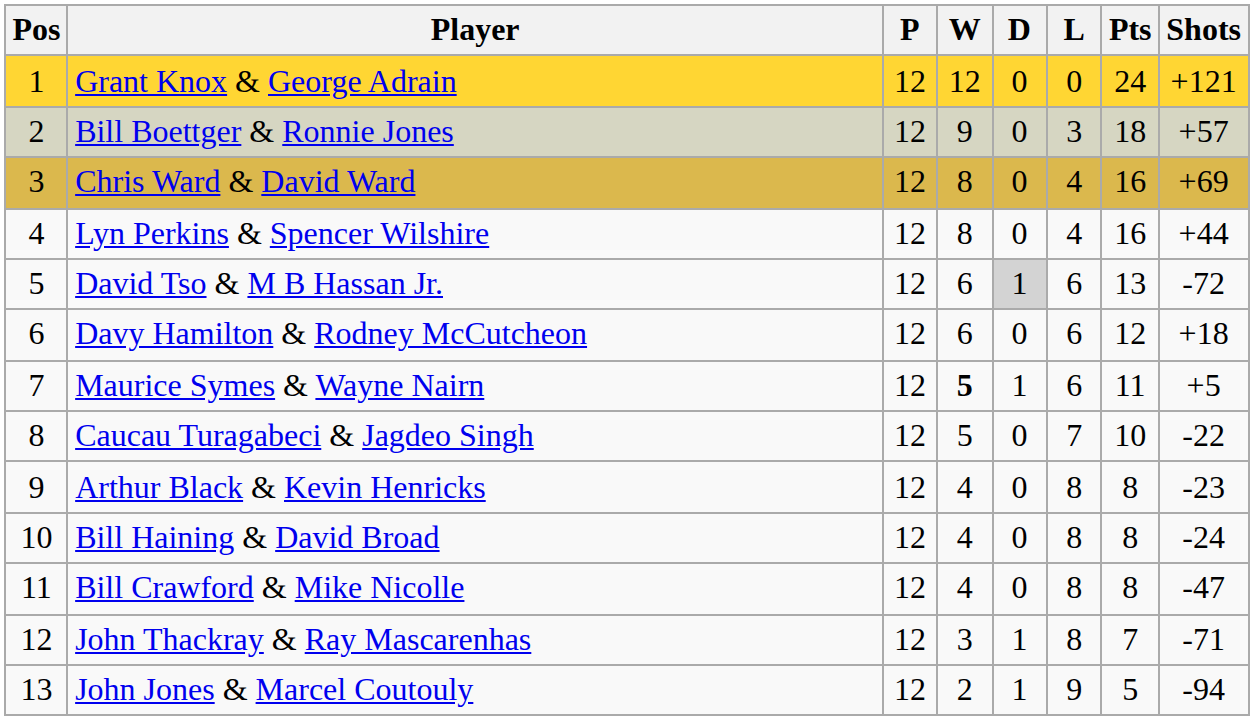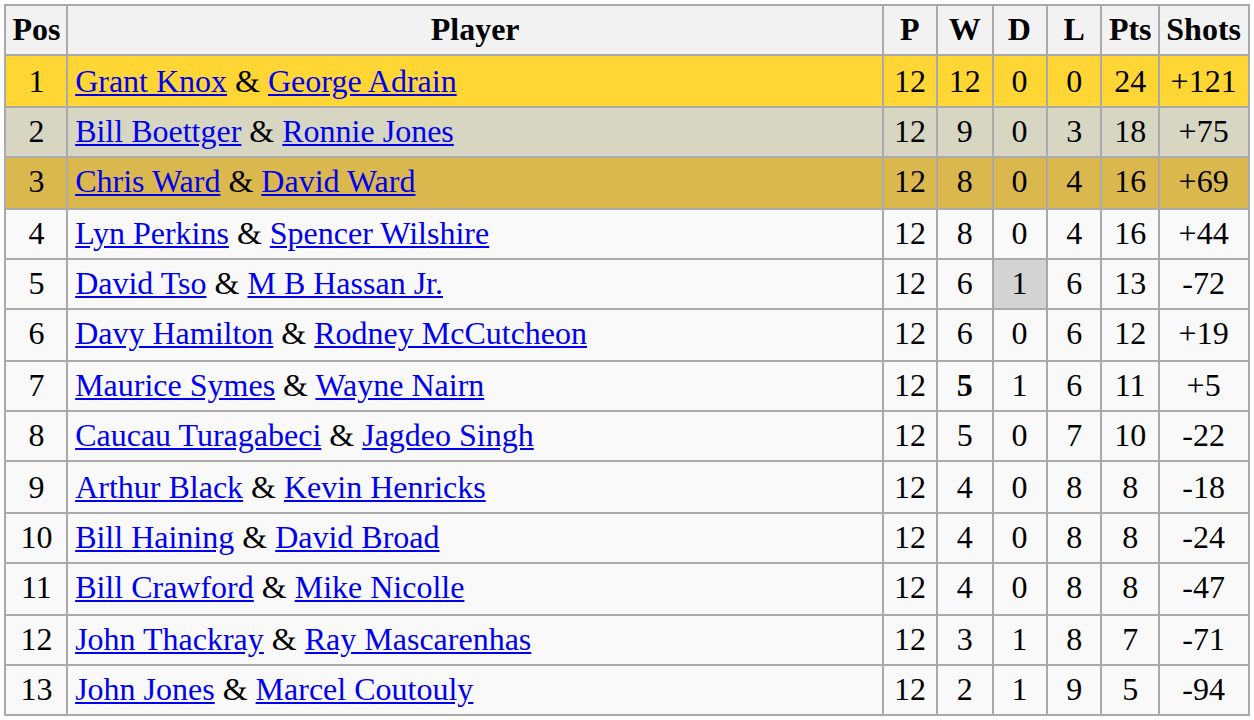(1204, 131) +57 -> (1204, 131) +75
(1204, 334) +18 -> (1204, 334) +19
(1204, 486) -23 -> (1204, 486) -18
